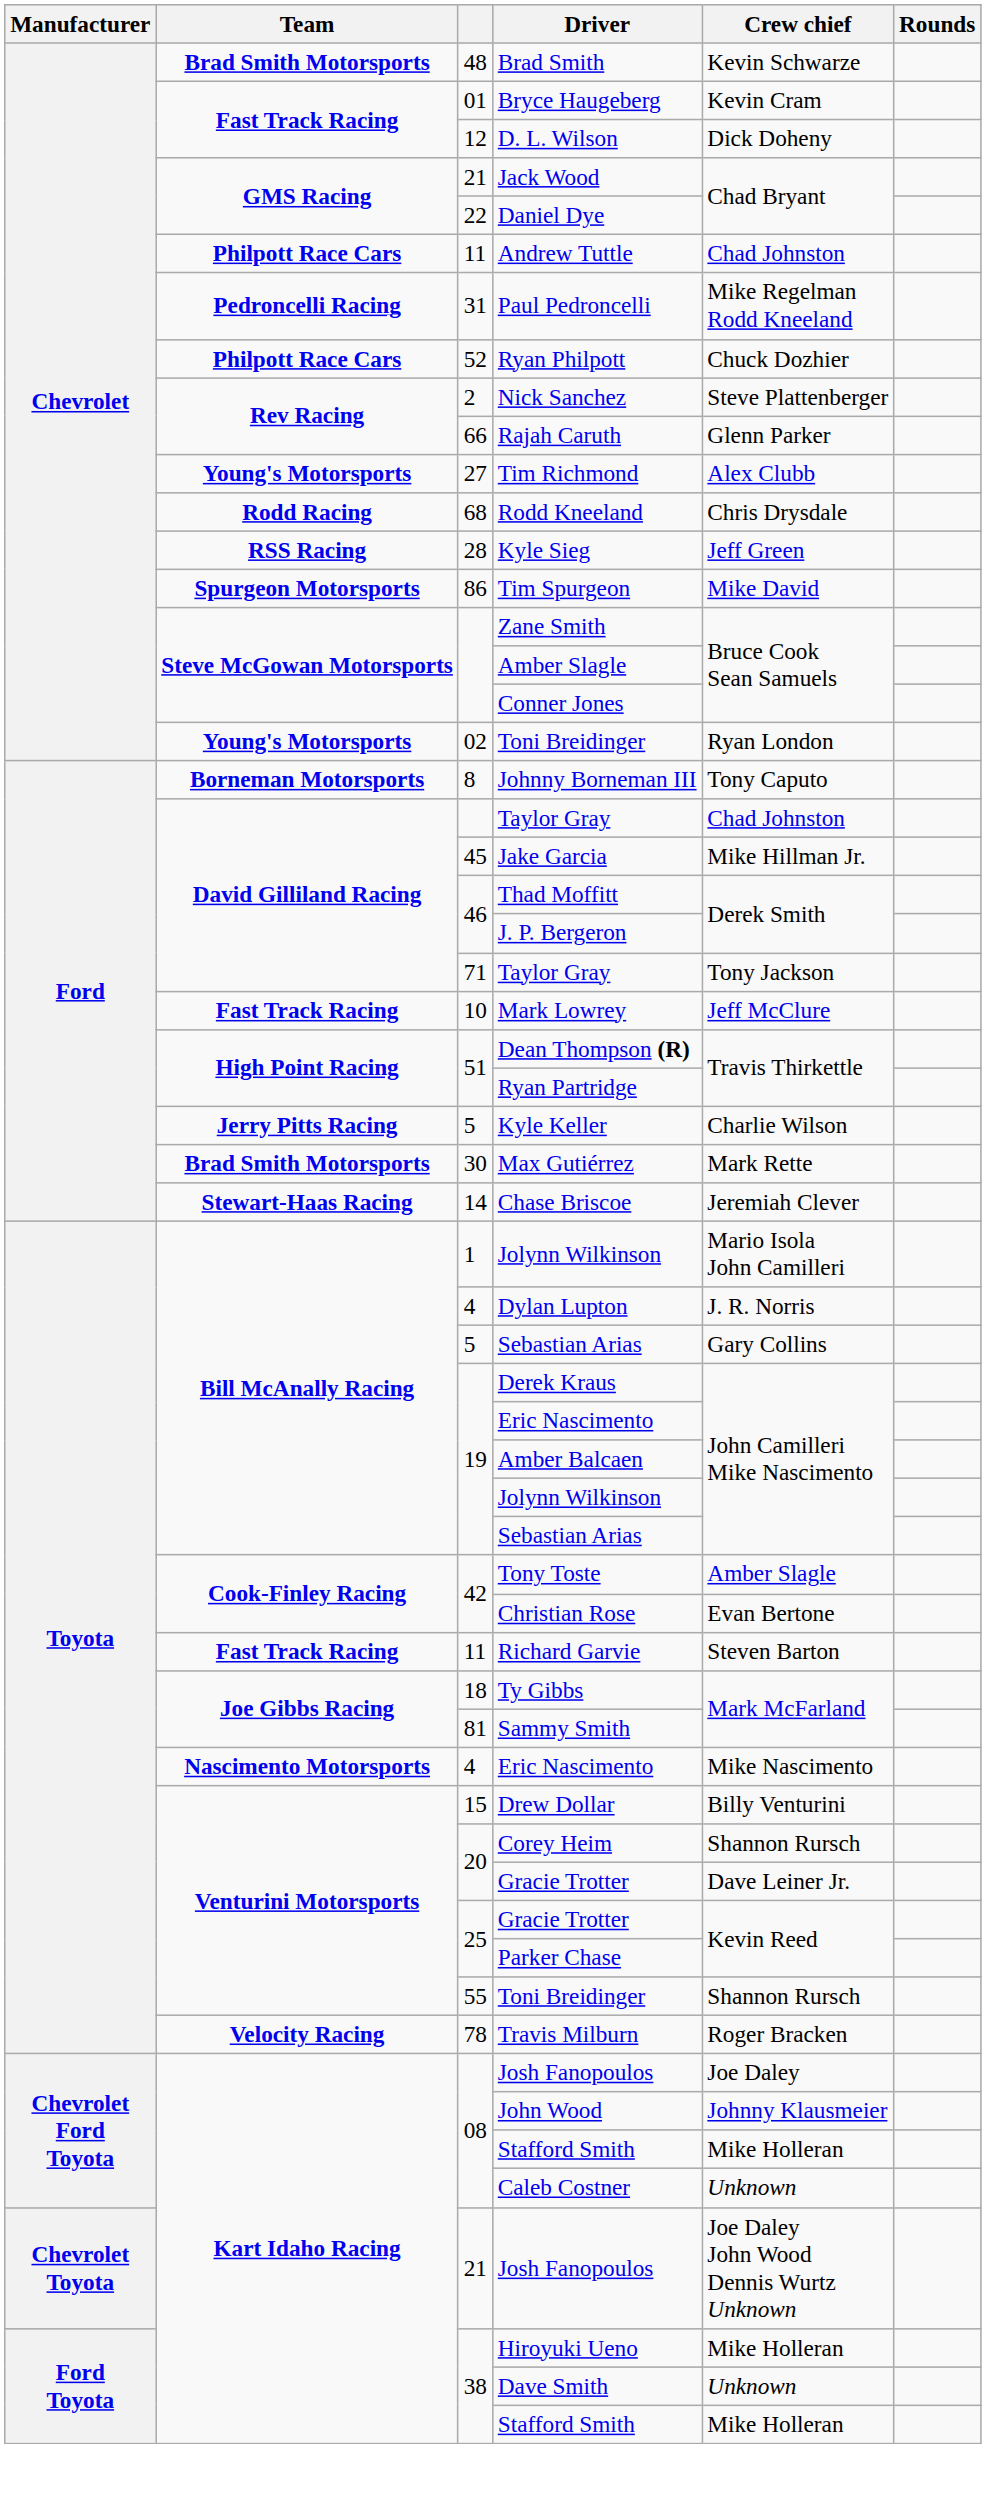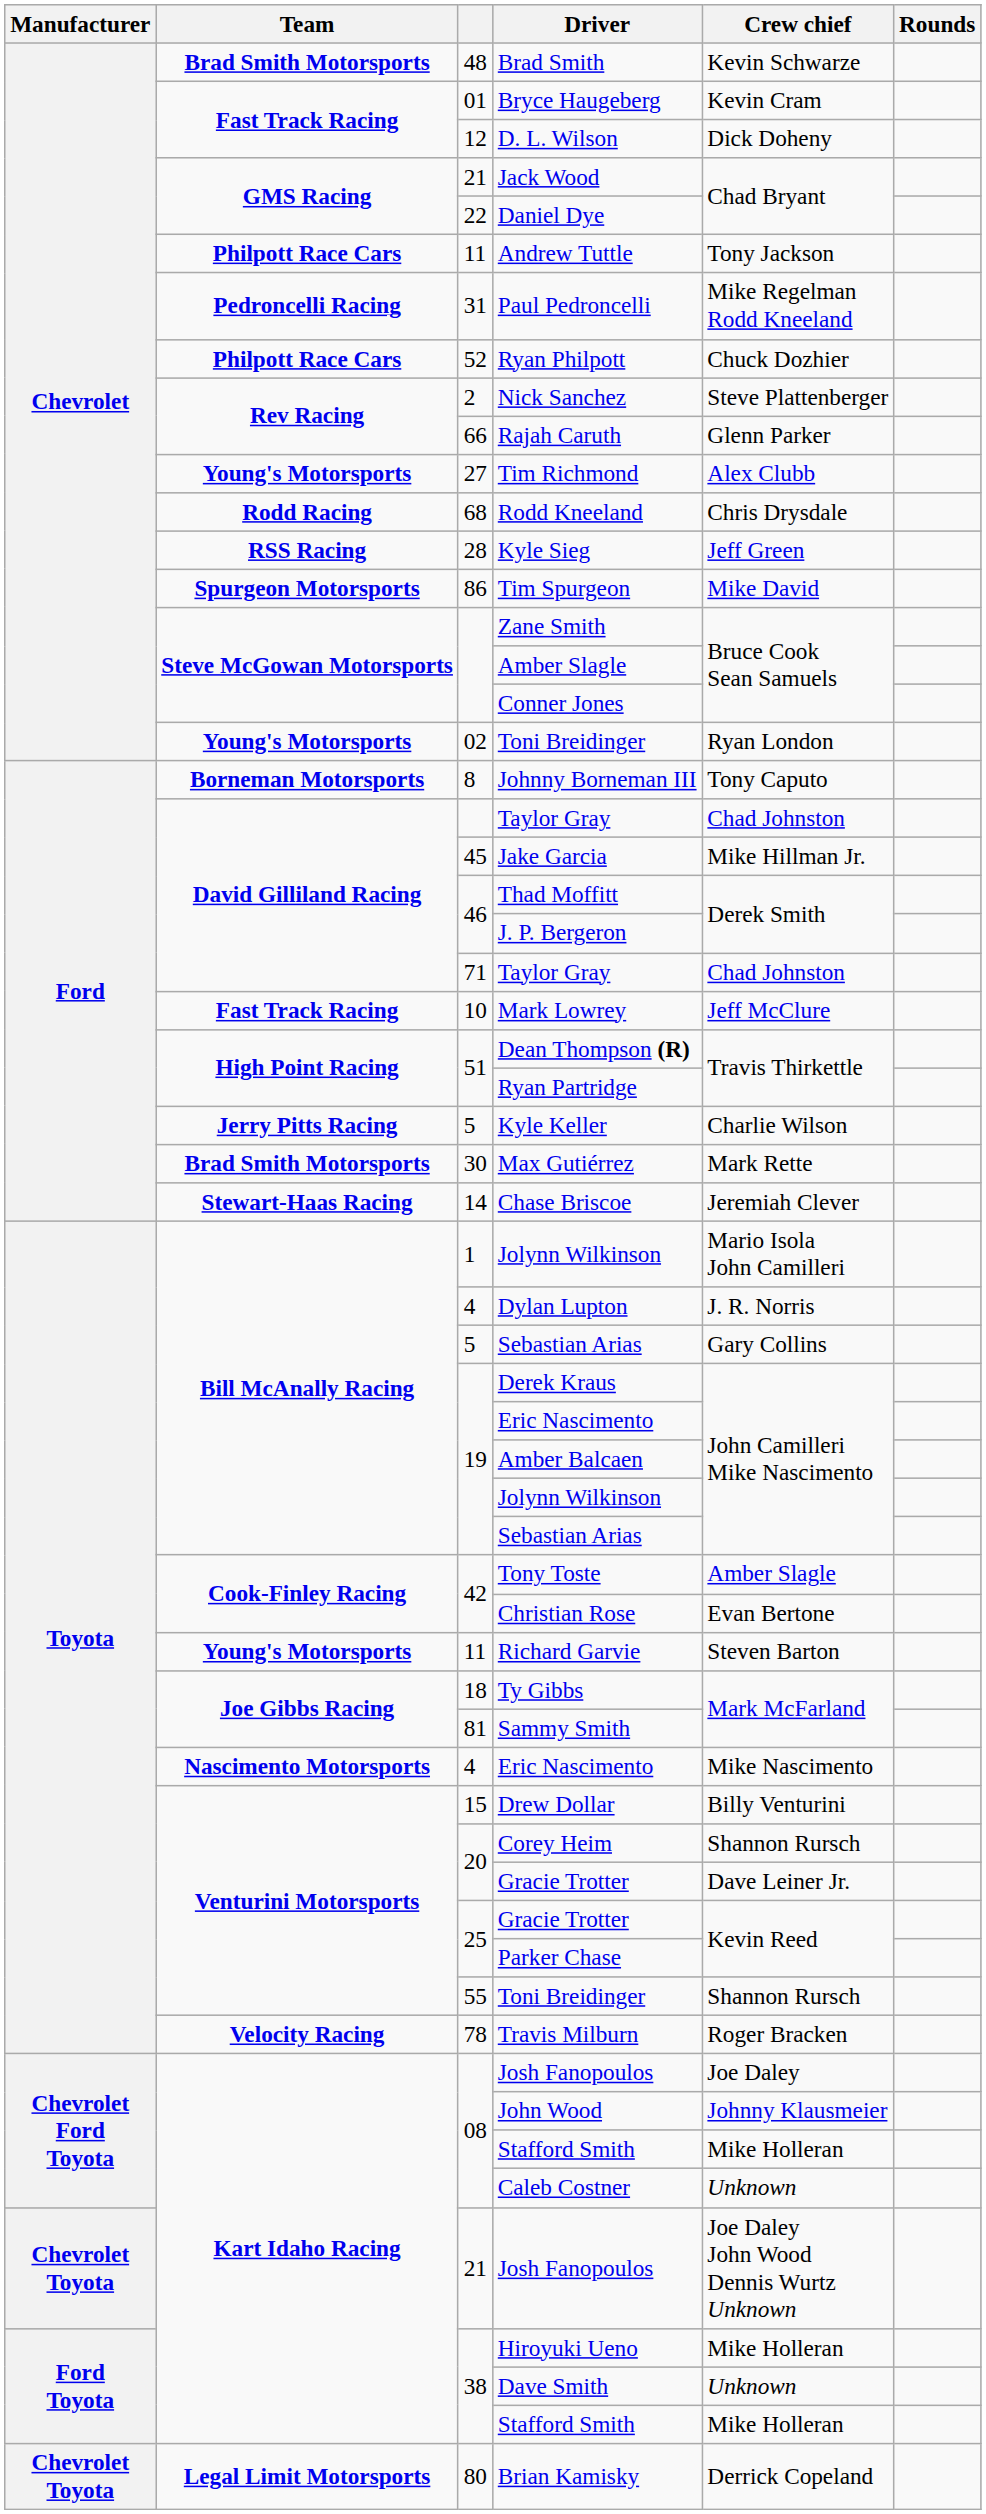(776, 253) Chad Johnston -> (771, 253) Tony Jackson
(771, 971) Tony Jackson -> (776, 971) Chad Johnston
(307, 1651) Fast Track Racing -> (307, 1651) Young's Motorsports
+ row: (475, 2476)
